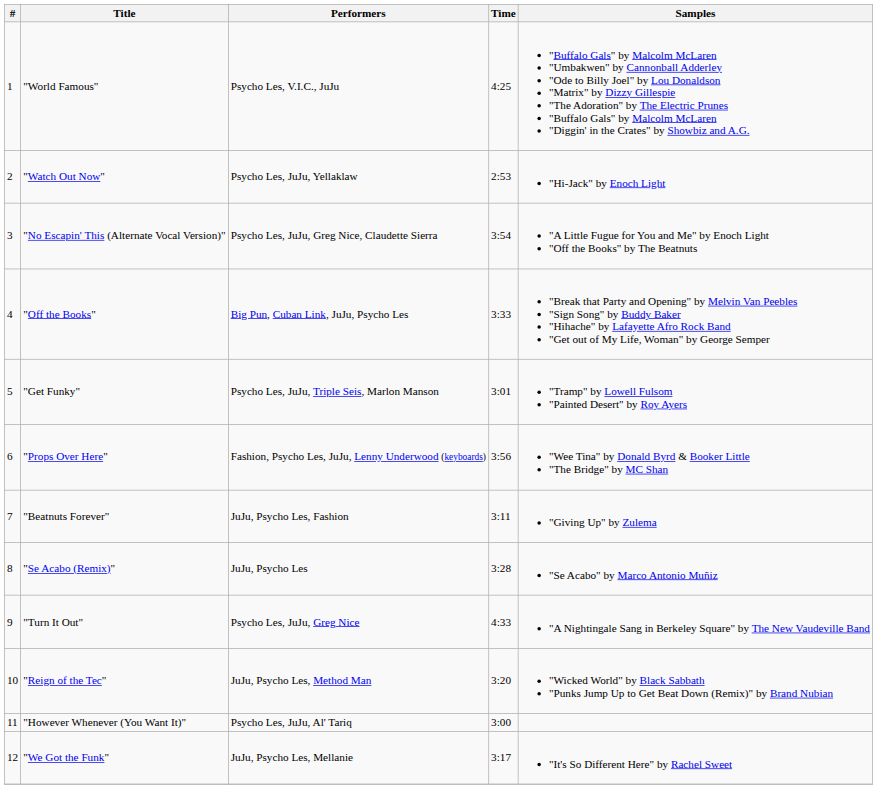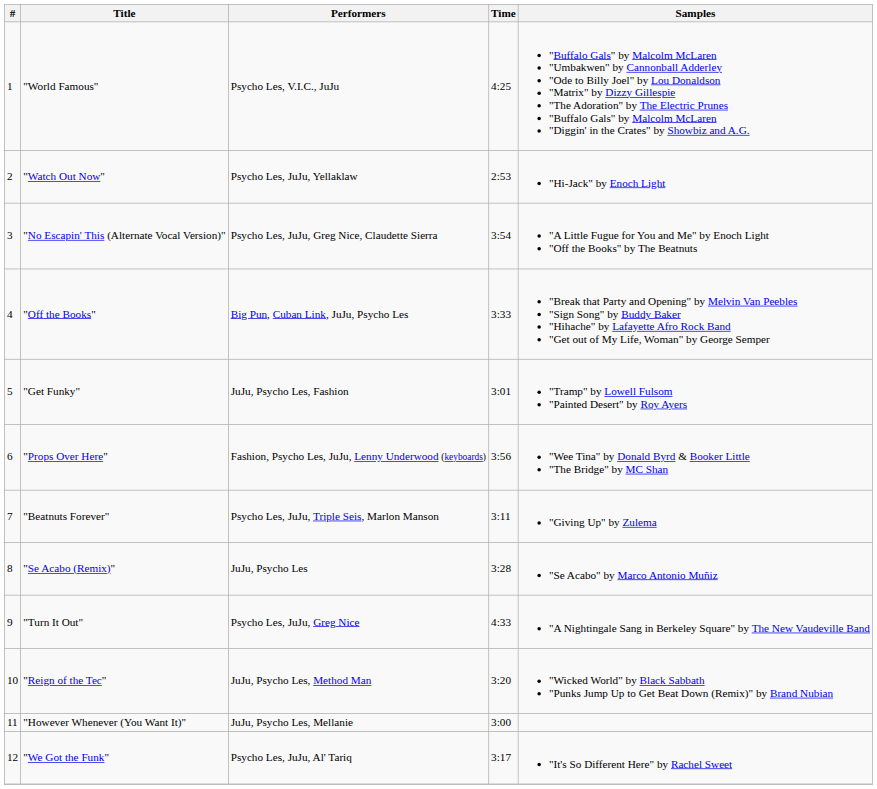(335, 391) Psycho Les, JuJu, Triple Seis, Marlon Manson -> (290, 391) JuJu, Psycho Les, Fashion
(290, 516) JuJu, Psycho Les, Fashion -> (335, 516) Psycho Les, JuJu, Triple Seis, Marlon Manson
(291, 722) Psycho Les, JuJu, Al' Tariq -> (292, 722) JuJu, Psycho Les, Mellanie
(292, 757) JuJu, Psycho Les, Mellanie -> (291, 757) Psycho Les, JuJu, Al' Tariq
